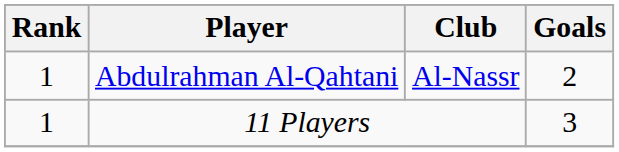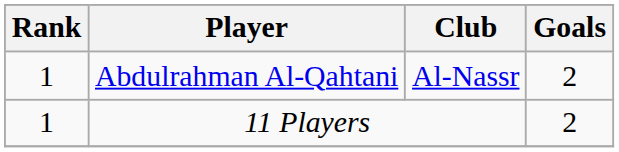(570, 122) 3 -> (570, 122) 2
